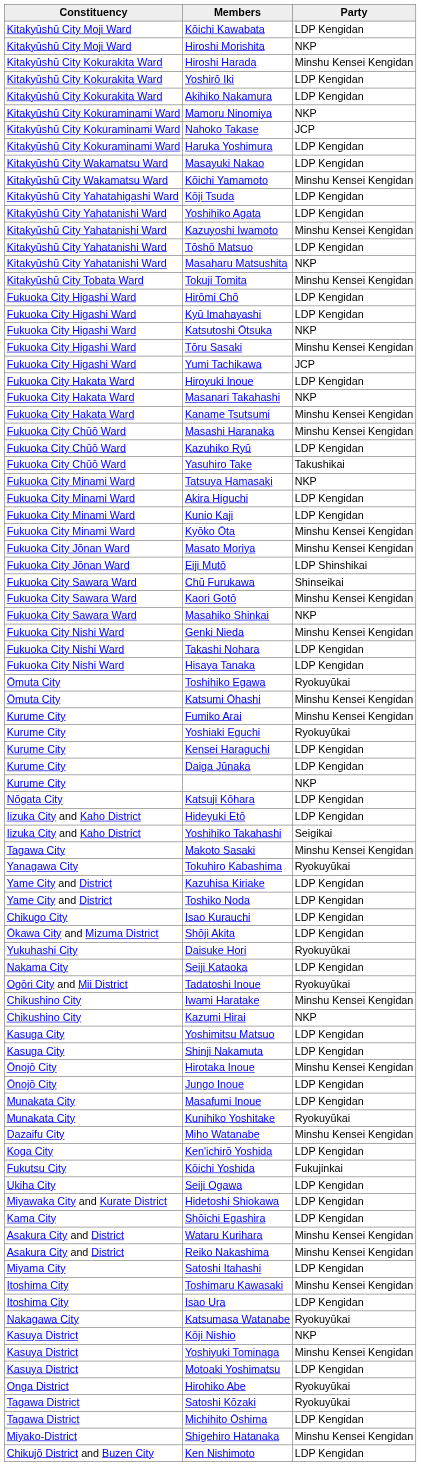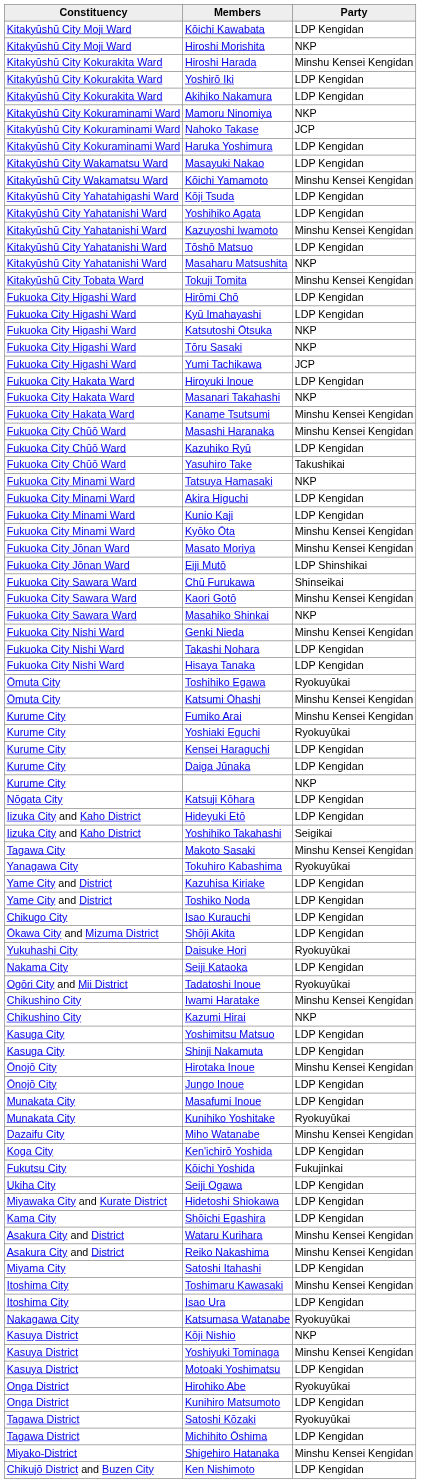(354, 347) Minshu Kensei Kengidan -> (306, 347) NKP
+ row: (233, 1403)
